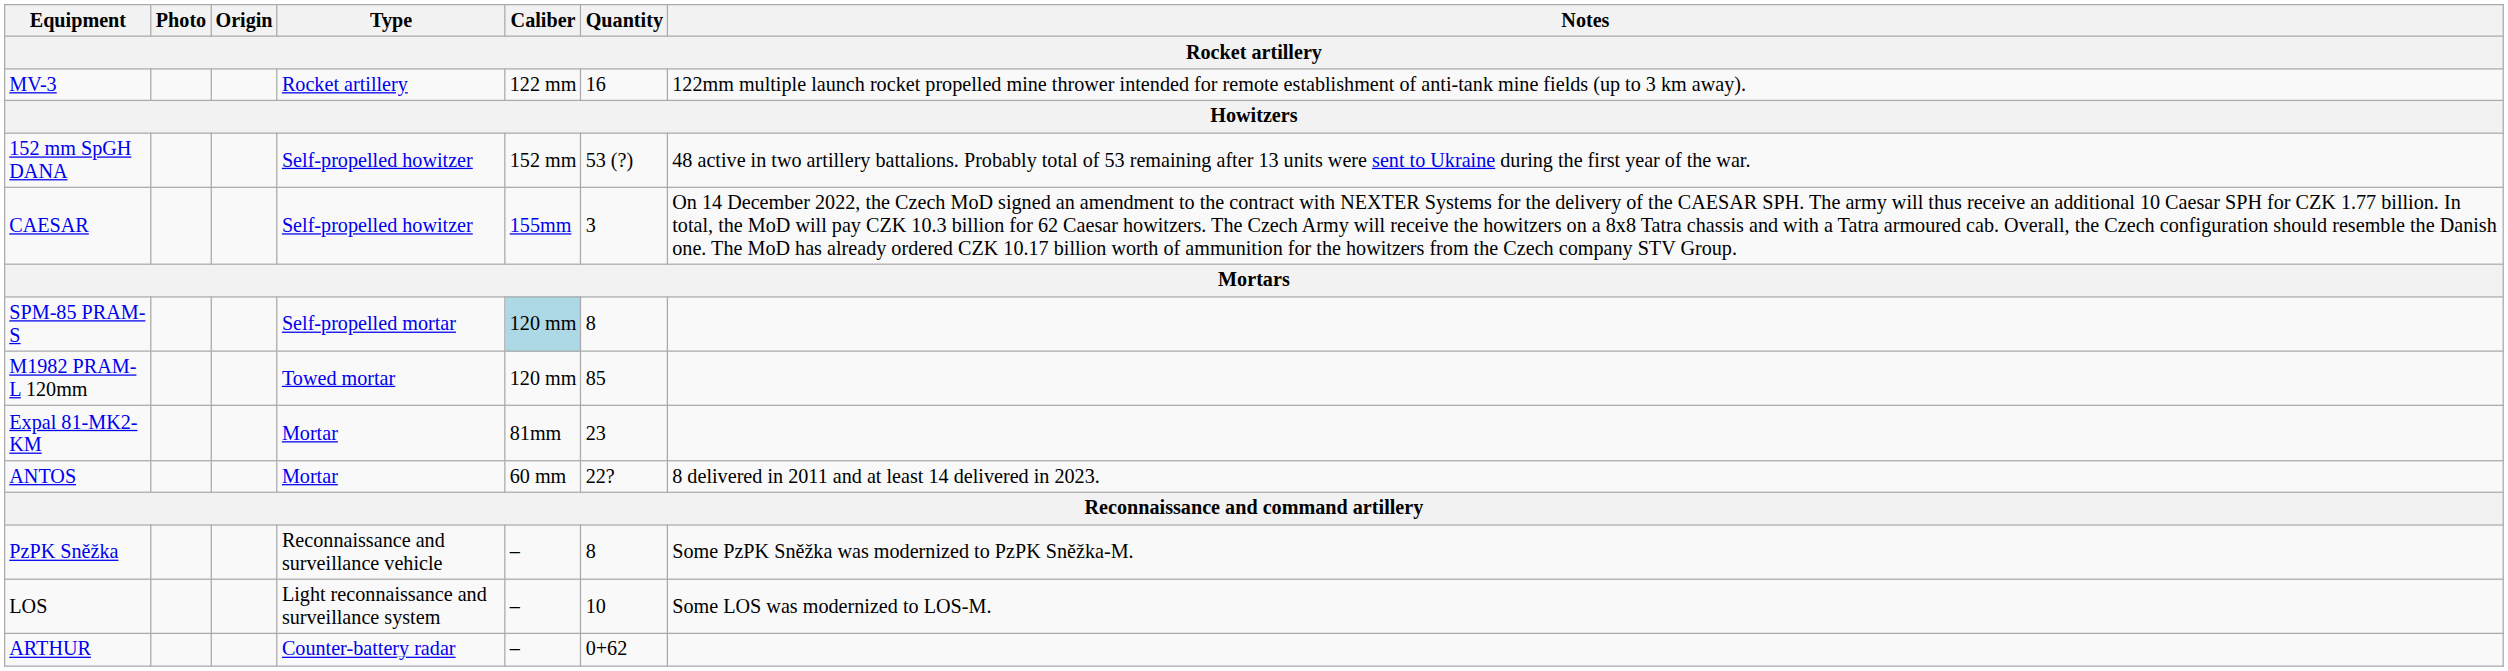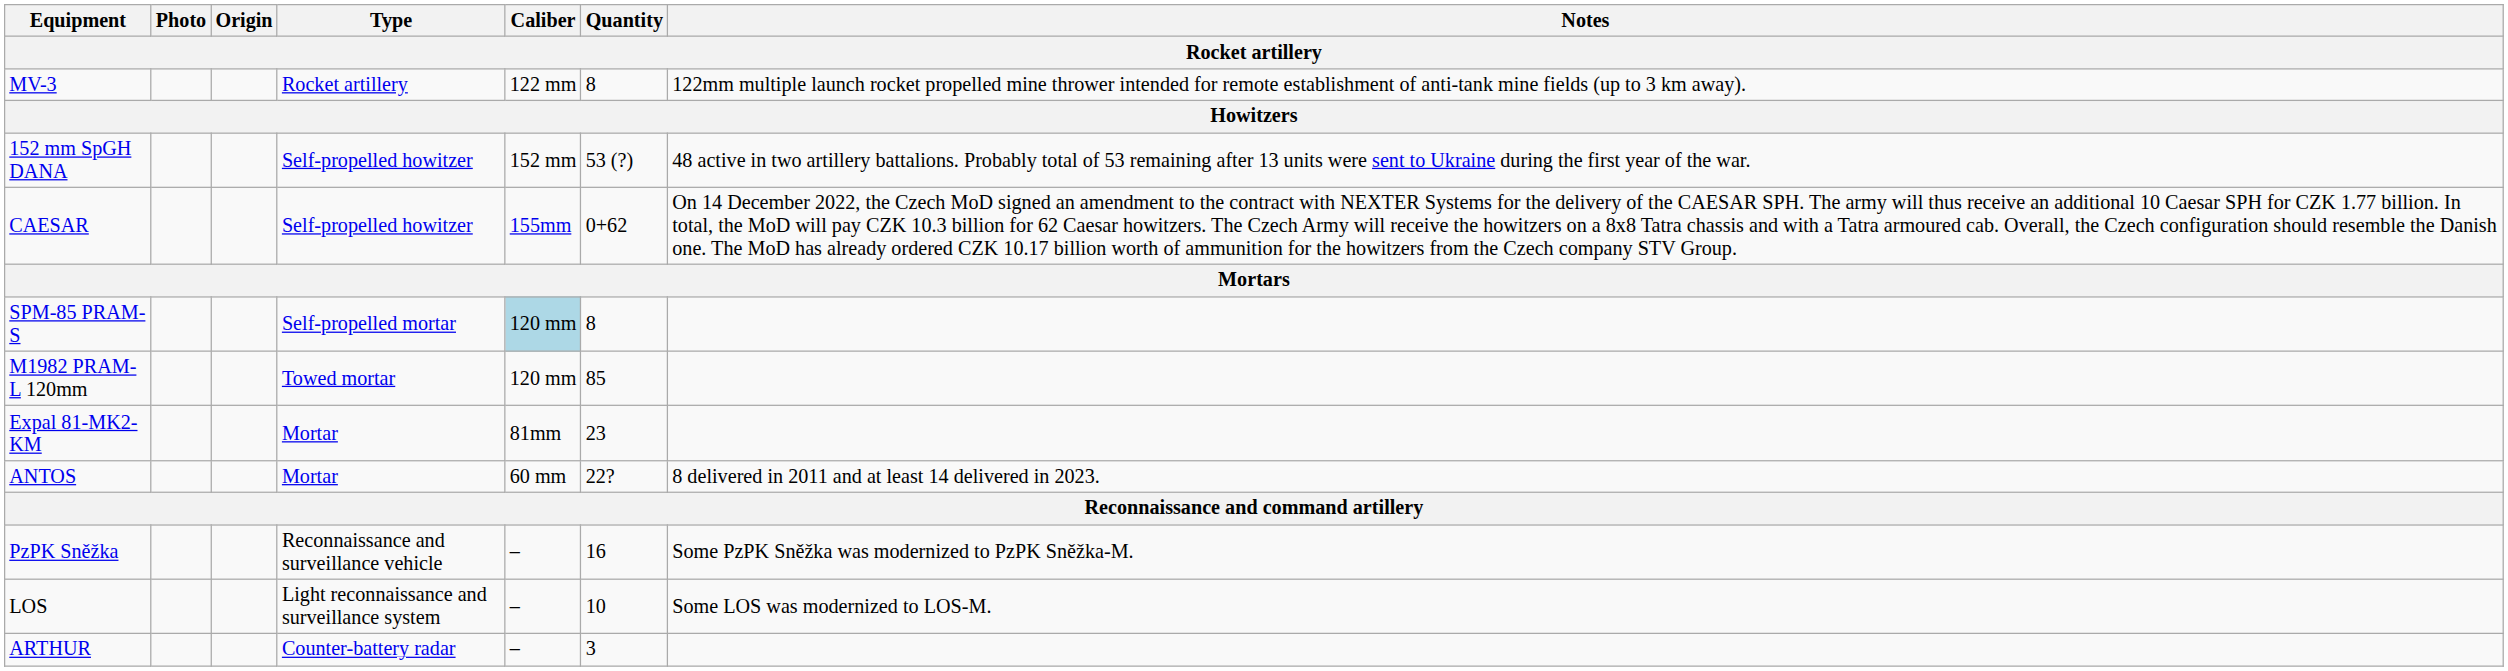(596, 84) 16 -> (591, 84) 8
(591, 225) 3 -> (606, 225) 0+62
(591, 551) 8 -> (596, 551) 16
(606, 649) 0+62 -> (591, 649) 3
